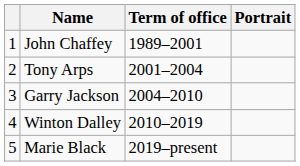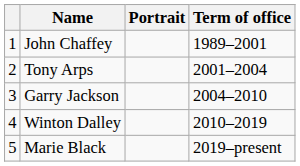columns swapped: (263, 17) <-> (178, 17)
